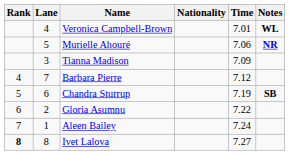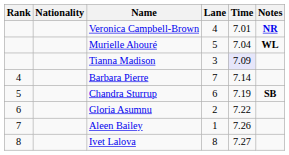columns swapped: (46, 12) <-> (201, 12)
(270, 28) WL -> (270, 28) NR
(242, 45) 7.06 -> (242, 45) 7.04
(270, 45) NR -> (270, 45) WL
(242, 61) no background -> (242, 61) lavender background
(242, 77) 7.12 -> (242, 77) 7.14
(242, 126) 7.24 -> (242, 126) 7.26
(19, 142) bold -> (19, 142) normal
